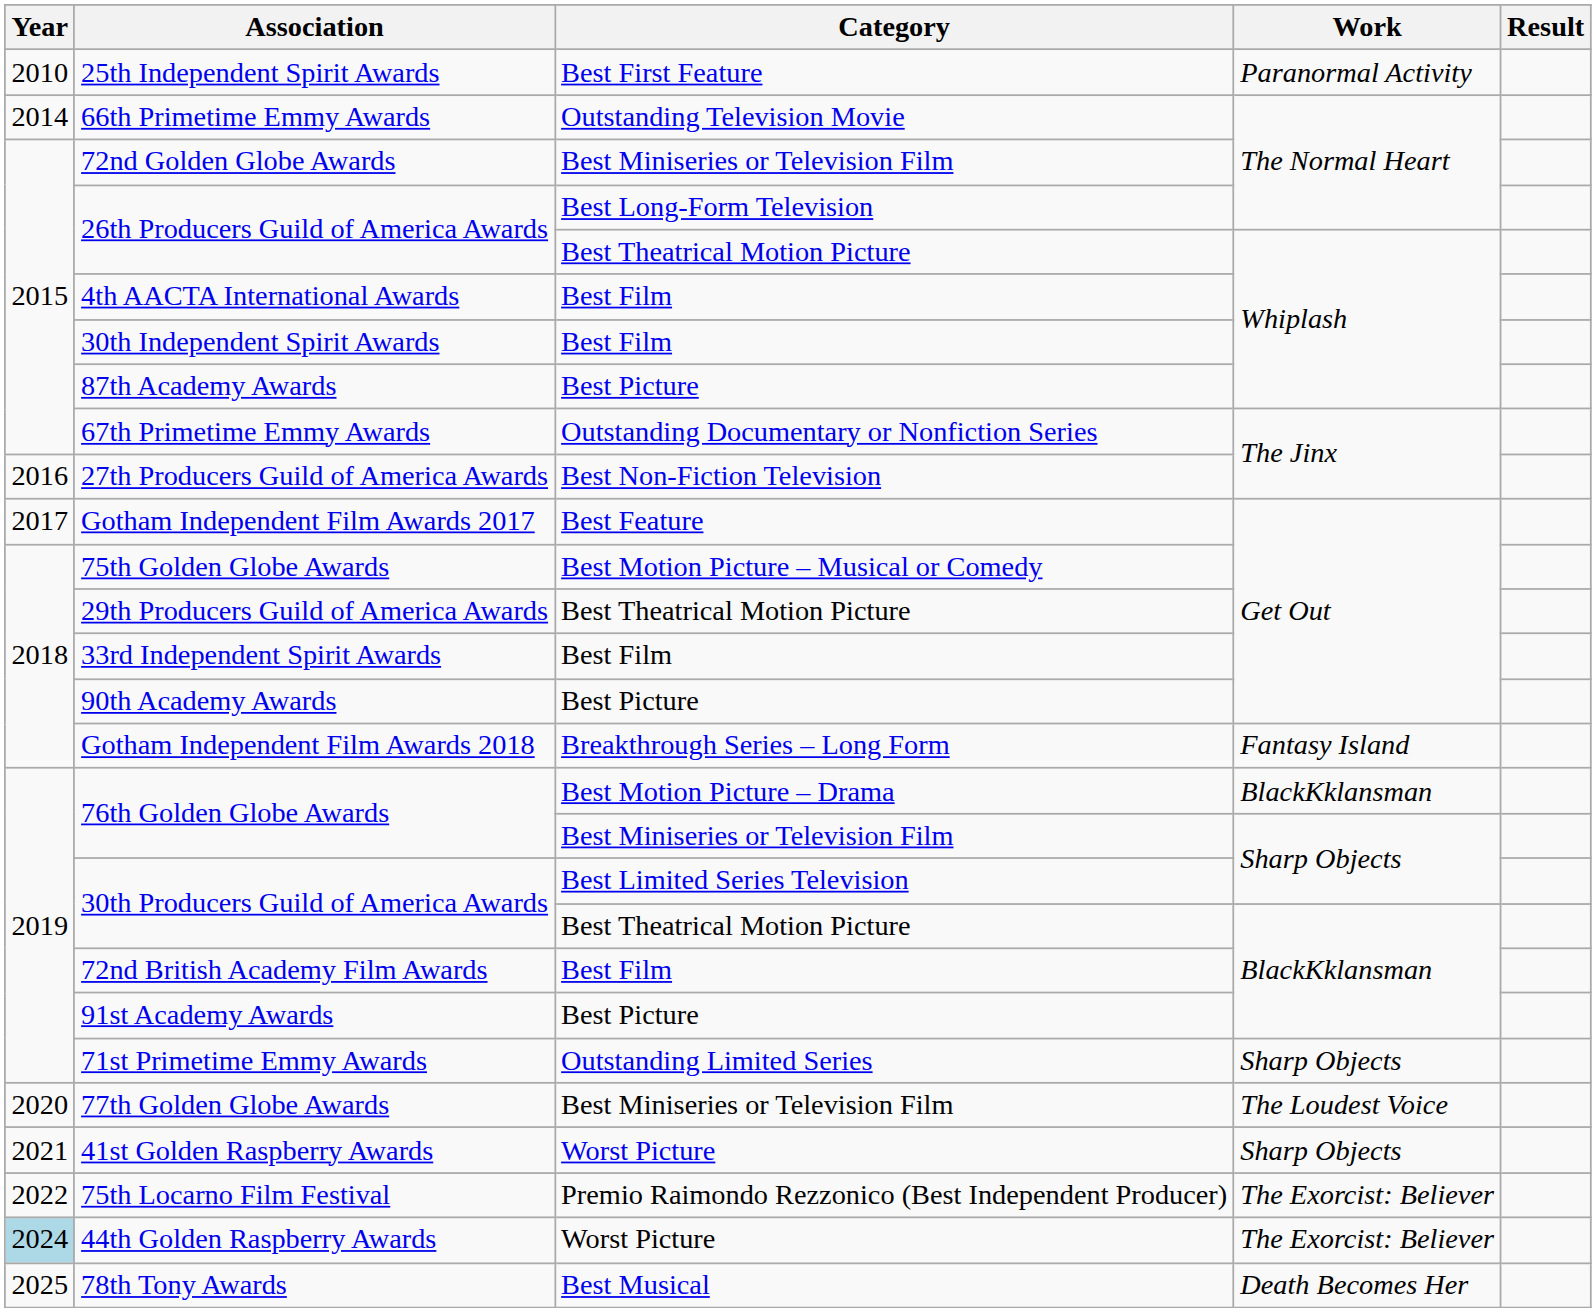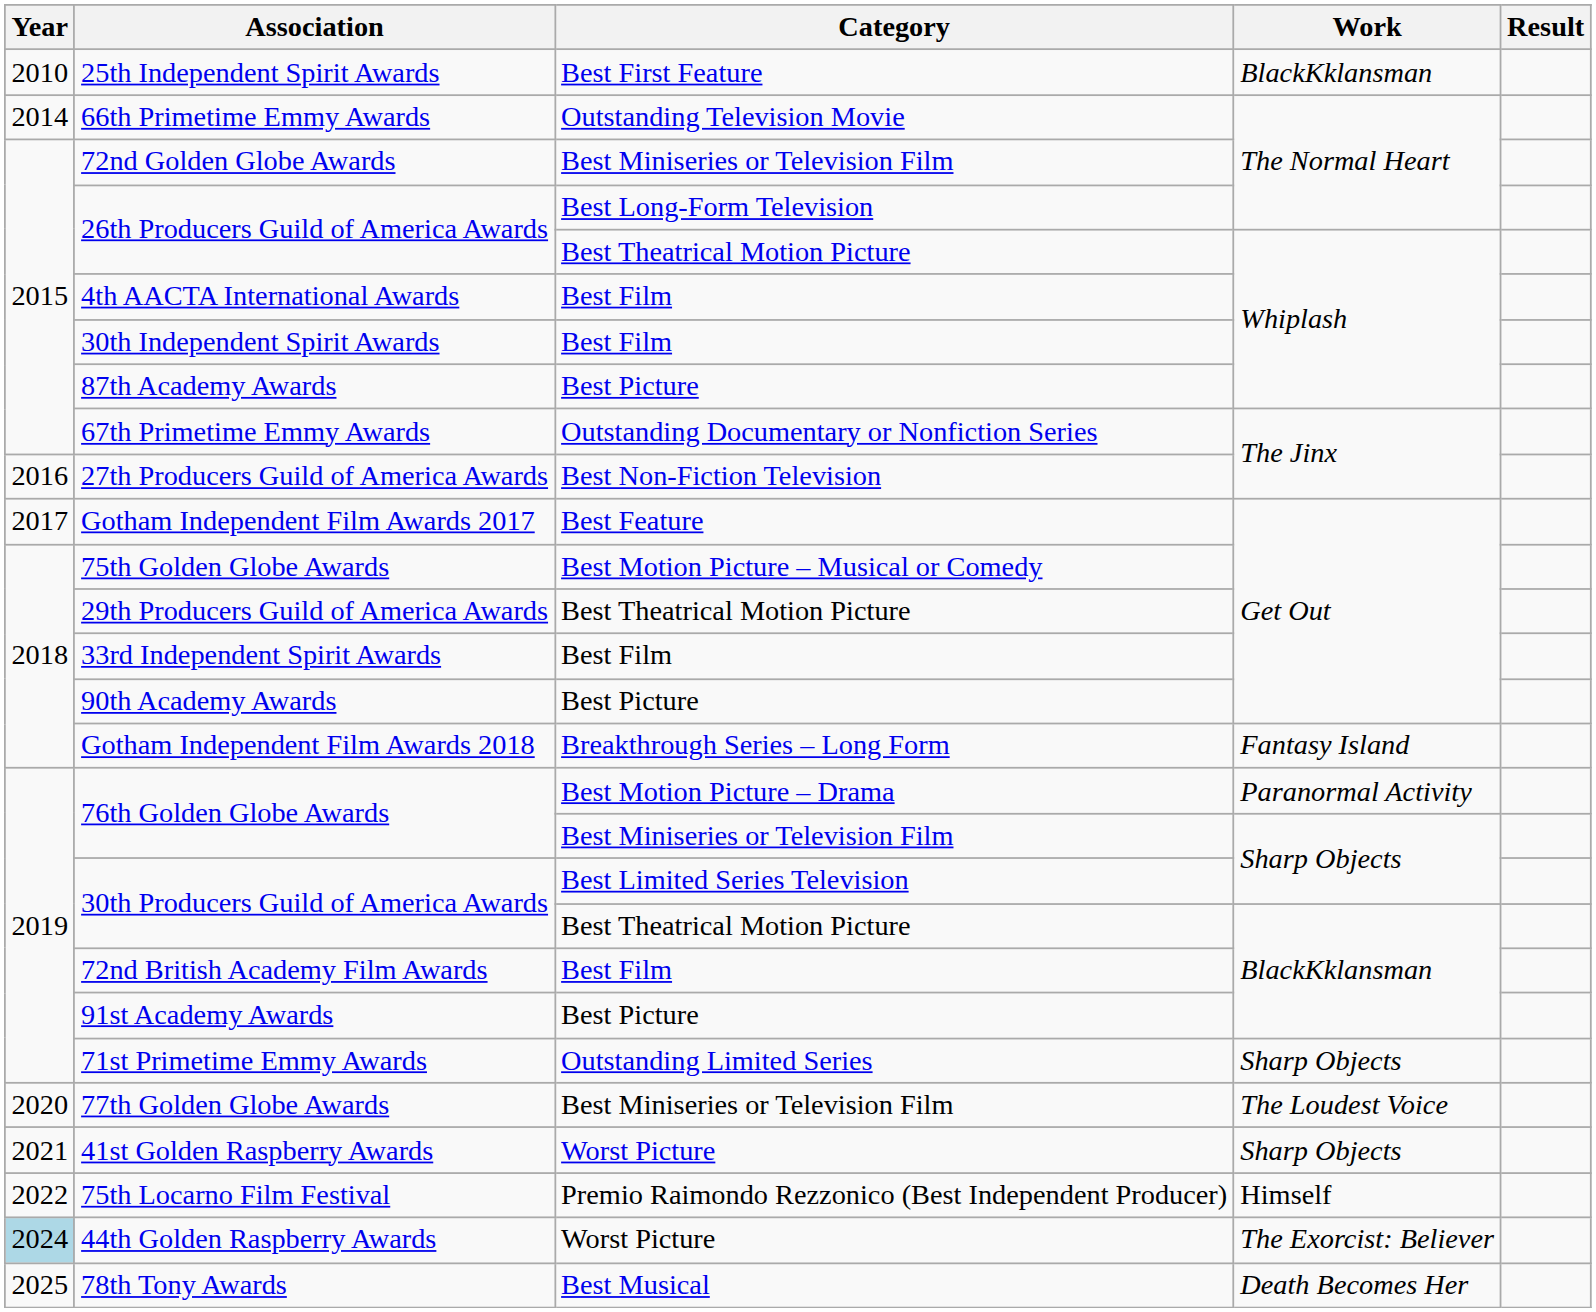(1356, 71) Paranormal Activity -> (1336, 71) BlackKklansman
(1336, 790) BlackKklansman -> (1356, 790) Paranormal Activity
(1367, 1194) The Exorcist: Believer -> (1286, 1194) Himself
